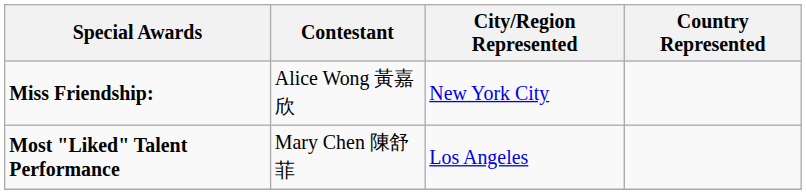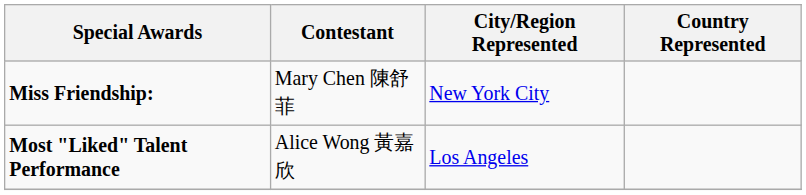(344, 92) Alice Wong 黃嘉欣 -> (342, 92) Mary Chen 陳舒菲
(342, 156) Mary Chen 陳舒菲 -> (344, 156) Alice Wong 黃嘉欣
